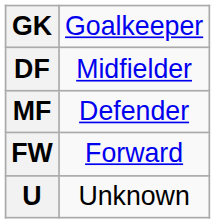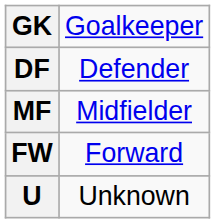(134, 68) Midfielder -> (134, 68) Defender
(134, 111) Defender -> (134, 111) Midfielder
